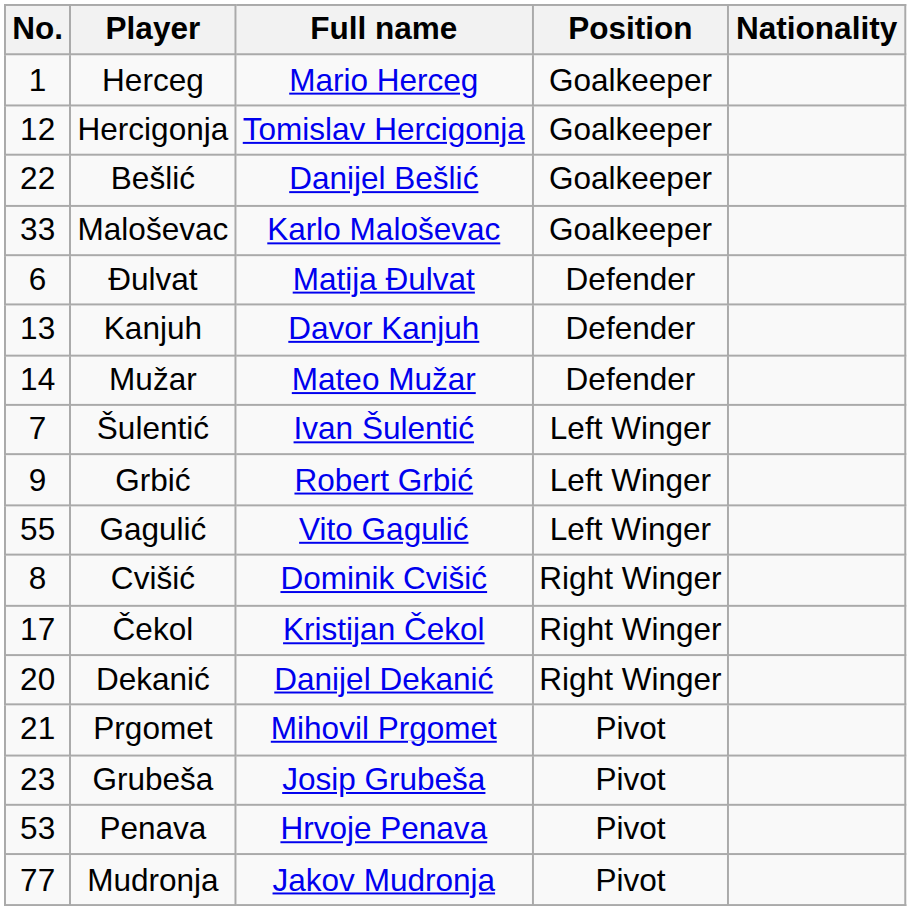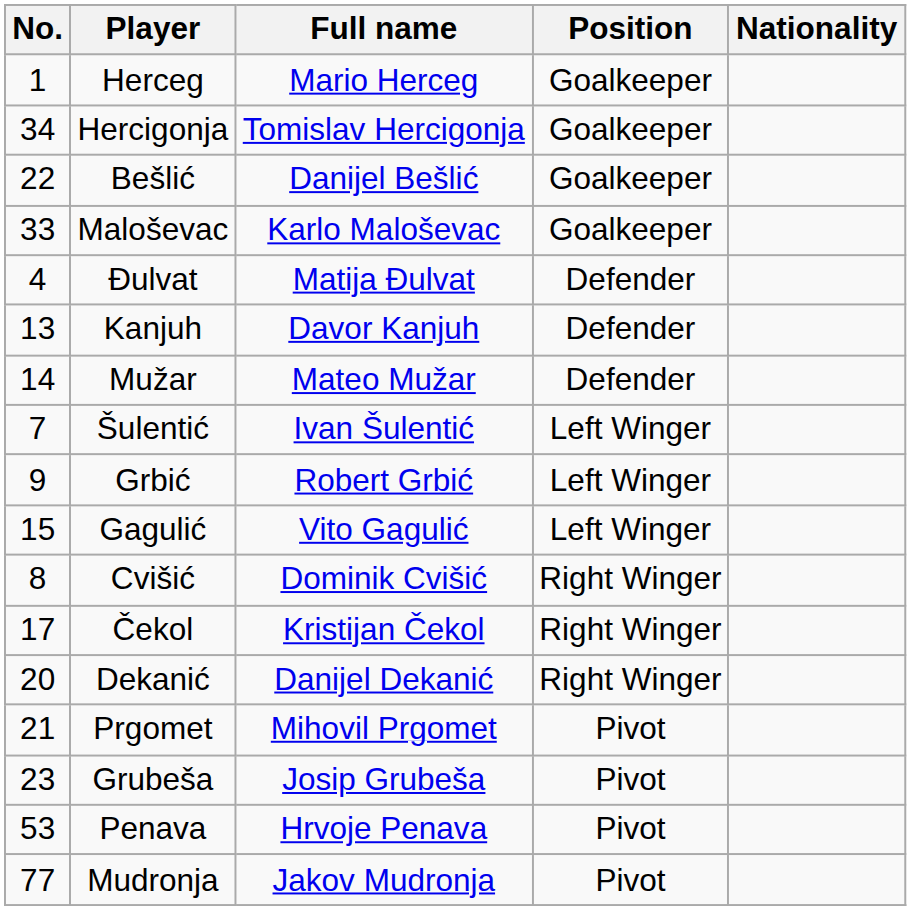(38, 129) 12 -> (38, 129) 34
(38, 279) 6 -> (38, 279) 4
(38, 529) 55 -> (38, 529) 15
